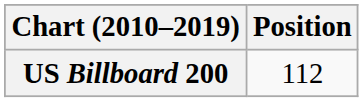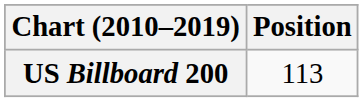(302, 72) 112 -> (302, 72) 113
